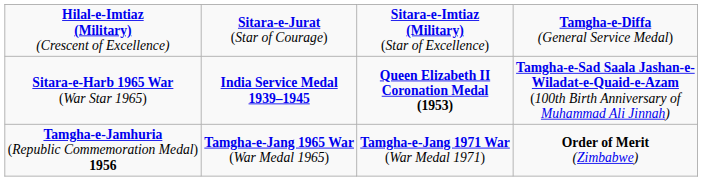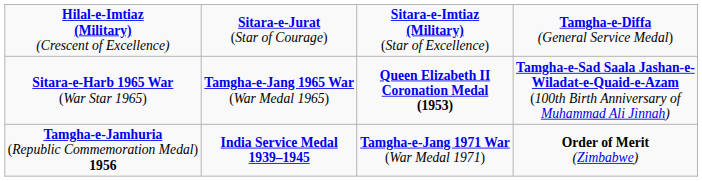(279, 90) India Service Medal 1939–1945 -> (279, 90) Tamgha-e-Jang 1965 War (War Medal 1965)
(279, 150) Tamgha-e-Jang 1965 War (War Medal 1965) -> (279, 150) India Service Medal 1939–1945
